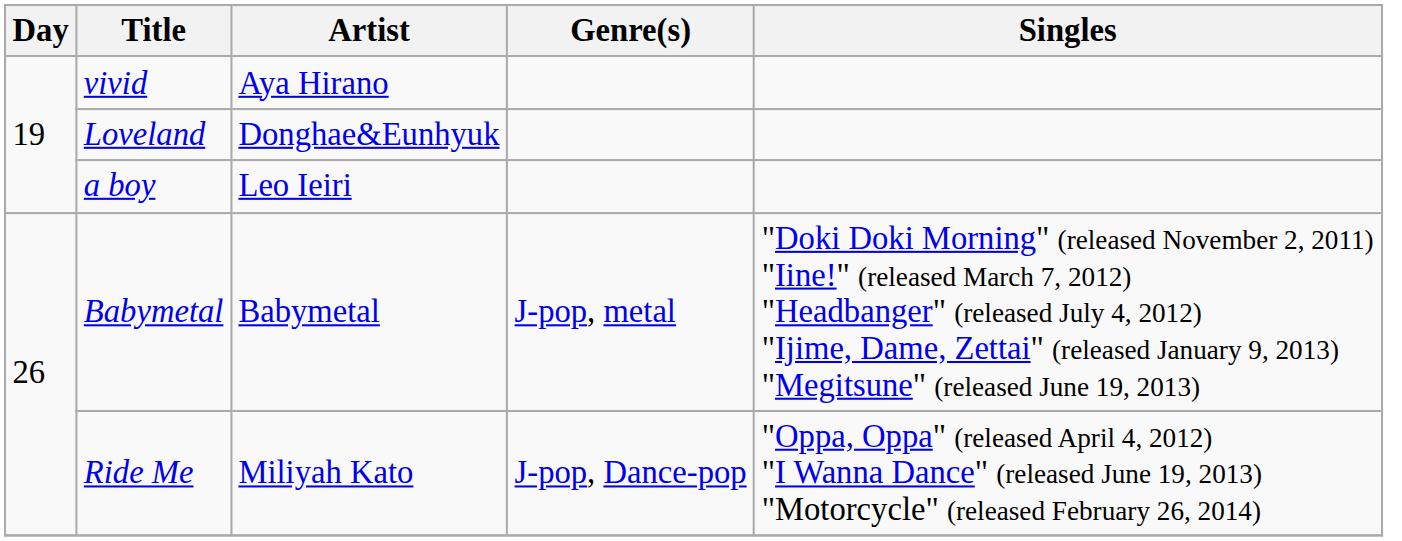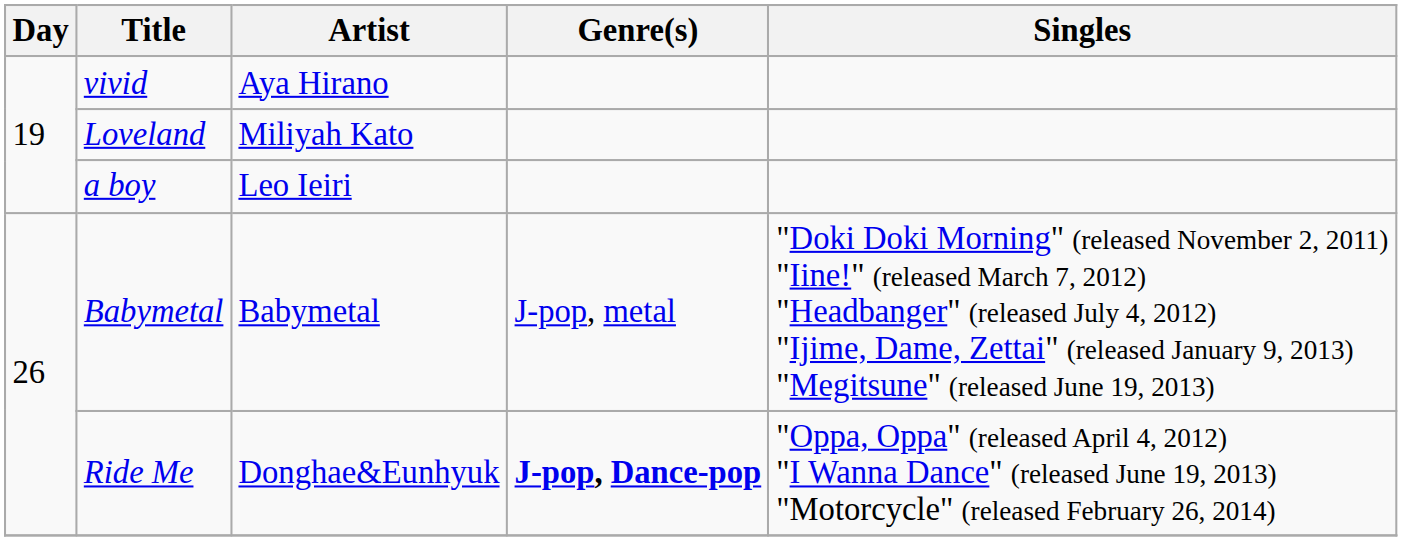(369, 133) Donghae&Eunhyuk -> (326, 133) Miliyah Kato
(326, 472) Miliyah Kato -> (369, 472) Donghae&Eunhyuk
(631, 472) normal -> (638, 472) bold
